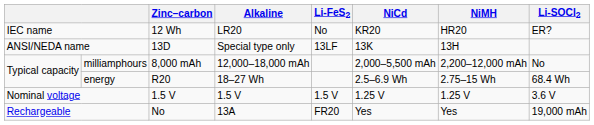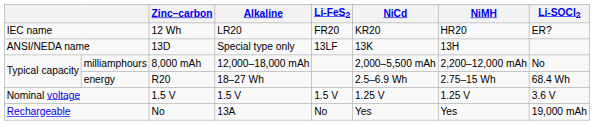(321, 30) No -> (327, 30) FR20
(327, 112) FR20 -> (321, 112) No
